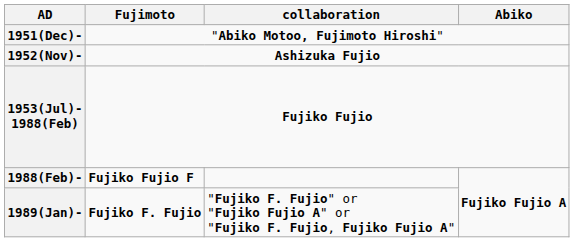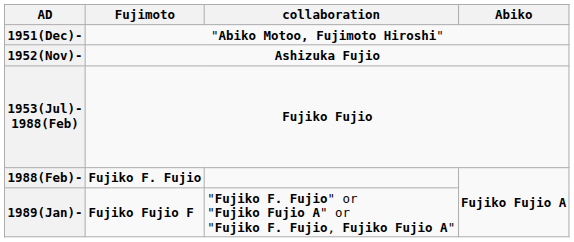(141, 178) Fujiko Fujio F -> (145, 178) Fujiko F. Fujio
(145, 212) Fujiko F. Fujio -> (141, 212) Fujiko Fujio F
